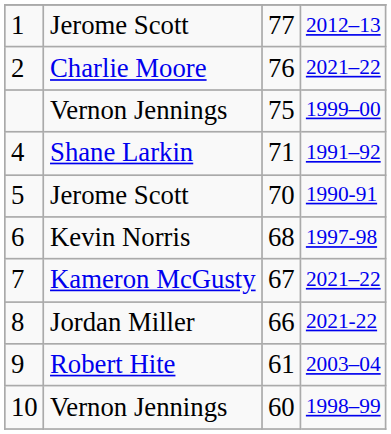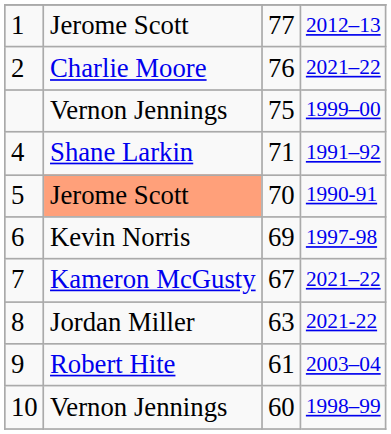(119, 195) no background -> (119, 195) lightsalmon background
(281, 237) 68 -> (281, 237) 69
(281, 322) 66 -> (281, 322) 63
